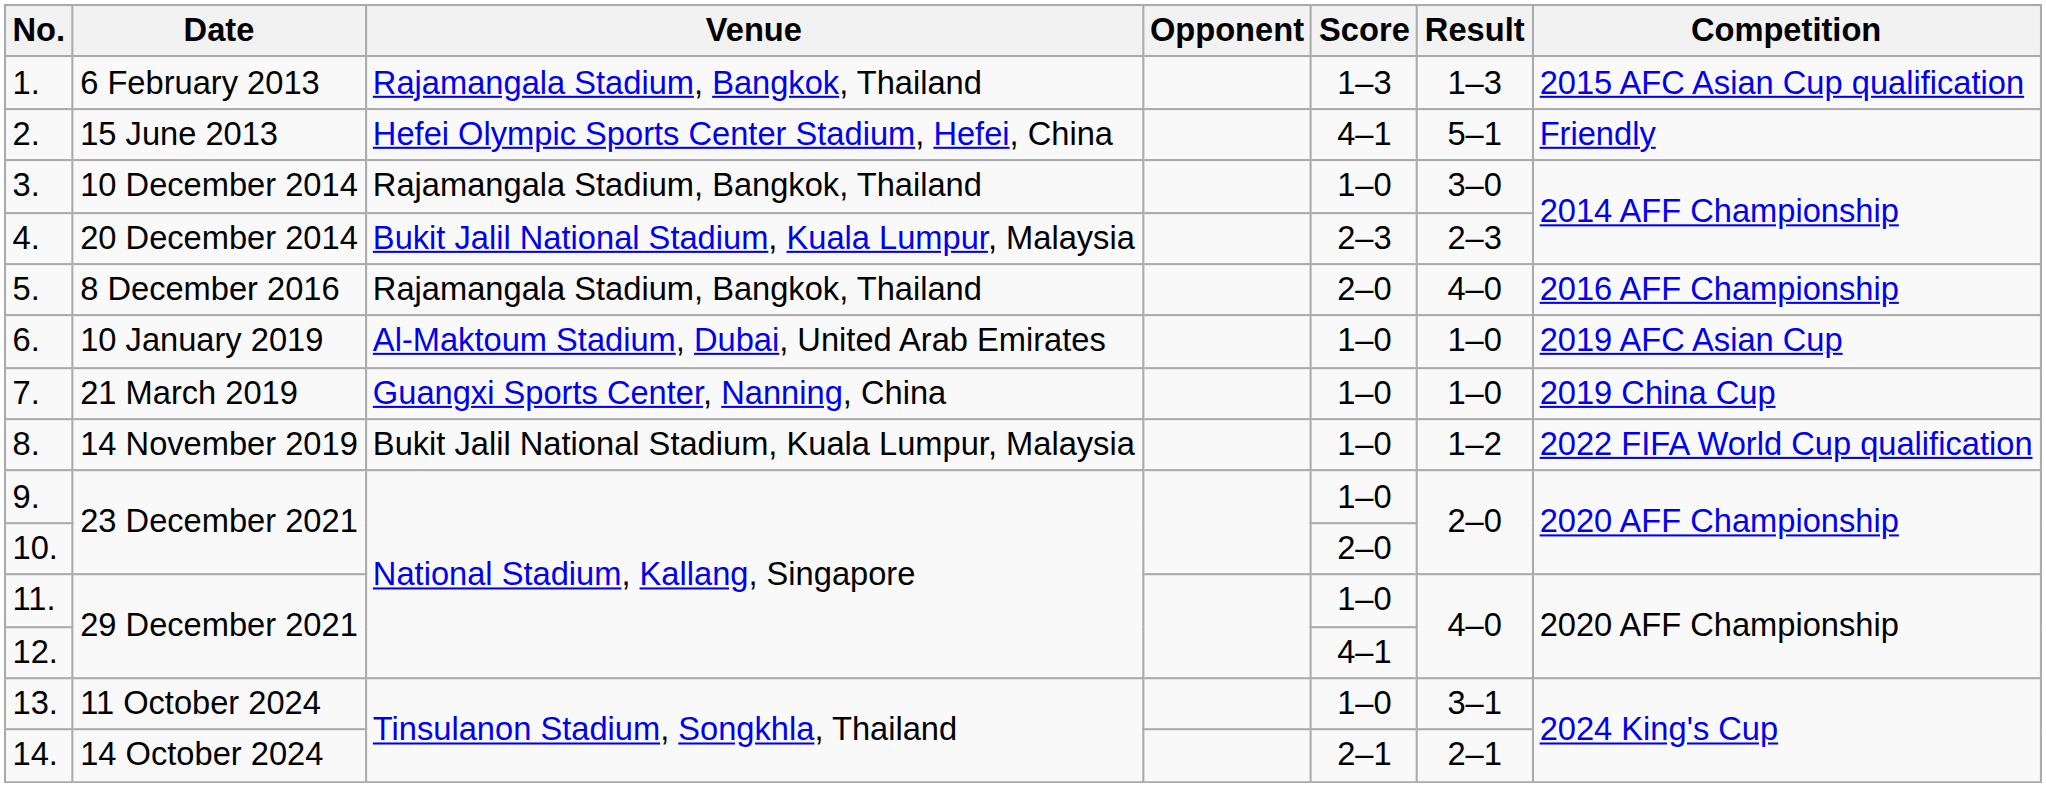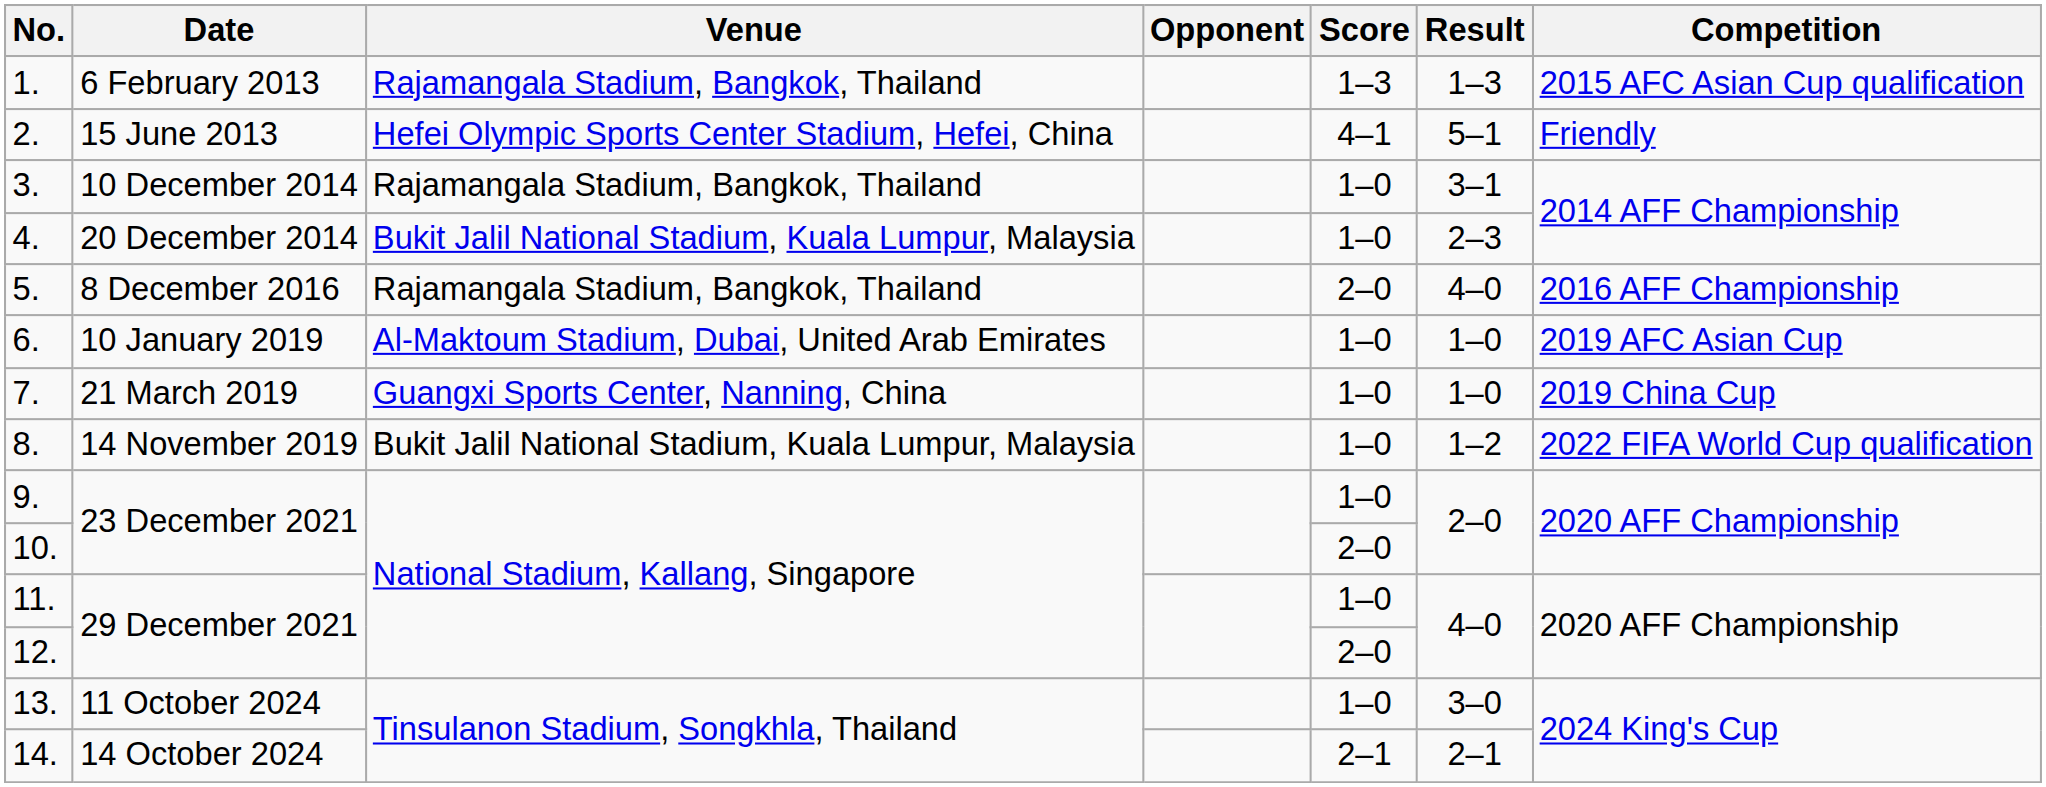(1475, 185) 3–0 -> (1475, 185) 3–1
(1364, 237) 2–3 -> (1364, 237) 1–0
(1364, 651) 4–1 -> (1364, 651) 2–0
(1475, 703) 3–1 -> (1475, 703) 3–0
